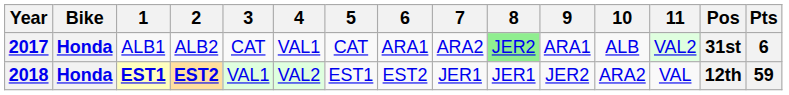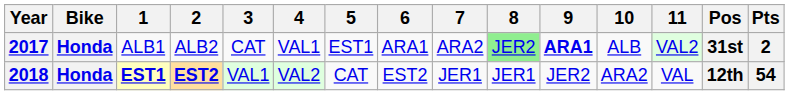(351, 47) CAT -> (351, 47) EST1
(567, 47) normal -> (568, 47) bold
(764, 47) 6 -> (766, 47) 2
(351, 75) EST1 -> (351, 75) CAT
(764, 75) 59 -> (766, 75) 54
